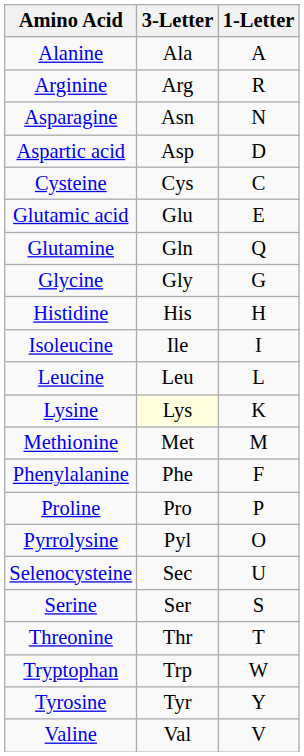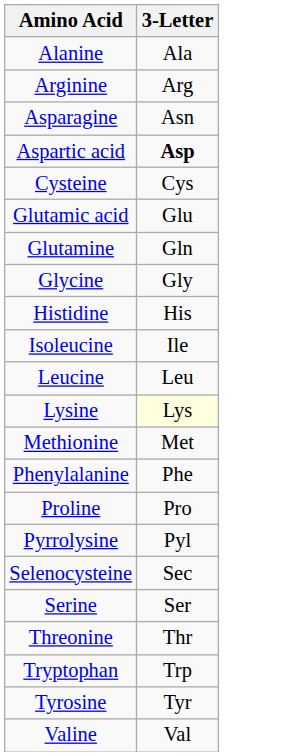- column: (259, 20)
(177, 150) normal -> (177, 150) bold
